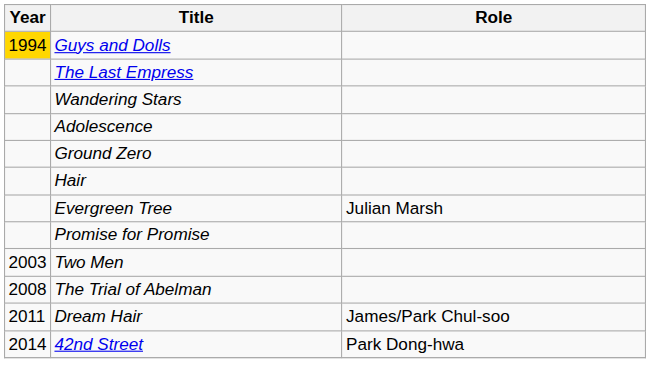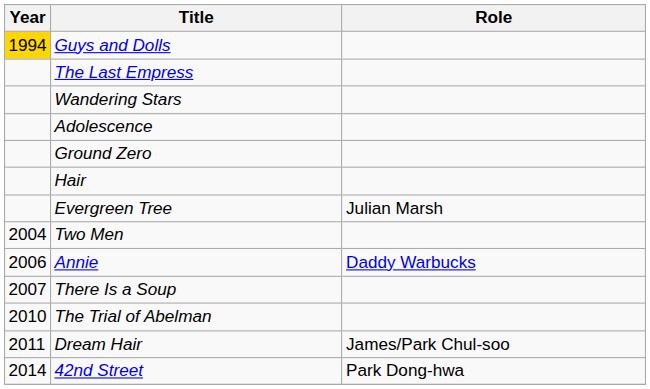- row: (132, 235)
(28, 262) 2003 -> (28, 235) 2004
+ row: (76, 262)
+ row: (115, 289)
(28, 289) 2008 -> (28, 316) 2010
